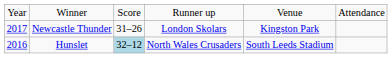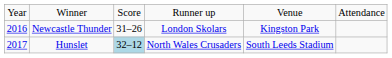(17, 28) 2017 -> (17, 28) 2016
(17, 45) 2016 -> (17, 45) 2017
